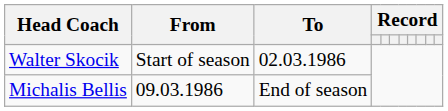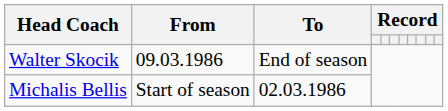(193, 59) Start of season -> (179, 59) 09.03.1986
(302, 59) 02.03.1986 -> (313, 59) End of season
(179, 90) 09.03.1986 -> (193, 90) Start of season
(313, 90) End of season -> (302, 90) 02.03.1986
